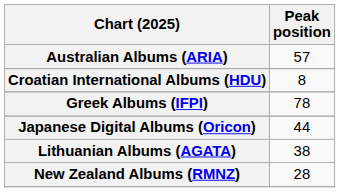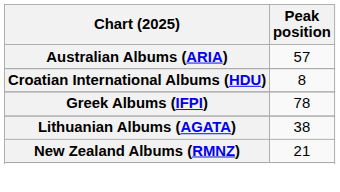- row: (137, 127)
(302, 174) 28 -> (302, 151) 21
